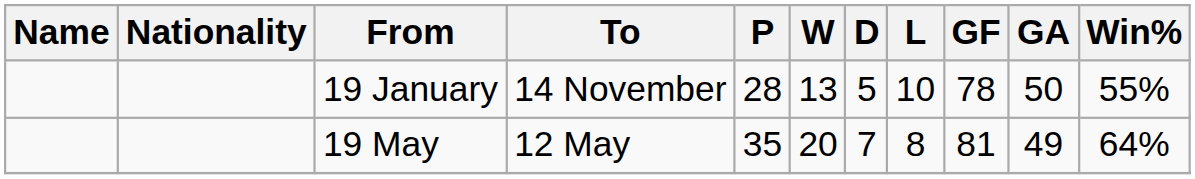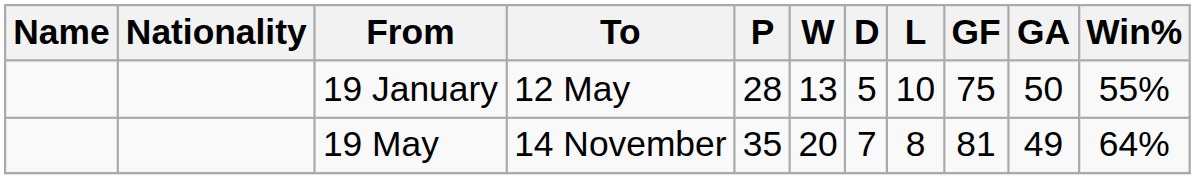(620, 88) 14 November -> (572, 88) 12 May
(976, 88) 78 -> (976, 88) 75
(572, 144) 12 May -> (620, 144) 14 November
